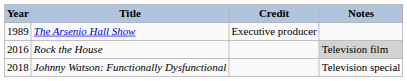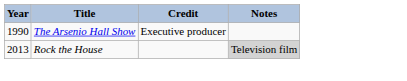(18, 31) 1989 -> (18, 31) 1990
(18, 49) 2016 -> (18, 49) 2013
- row: (130, 67)
